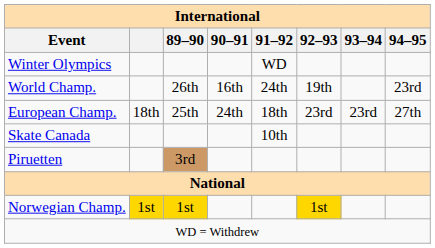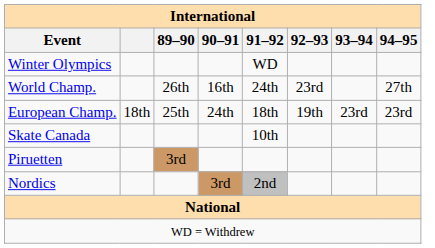(319, 87) 19th -> (310, 87) 23rd
(408, 87) 23rd -> (399, 87) 27th
(319, 111) 23rd -> (310, 111) 19th
(408, 111) 27th -> (399, 111) 23rd
+ row: (32, 183)
- row: (67, 207)
